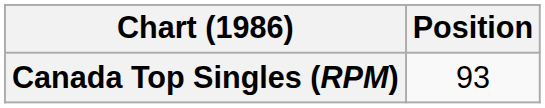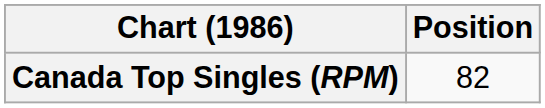(473, 77) 93 -> (473, 77) 82
